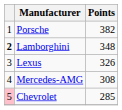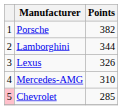(9, 46) bold -> (9, 46) normal
(107, 46) 348 -> (107, 46) 344
(107, 80) 308 -> (107, 80) 310
